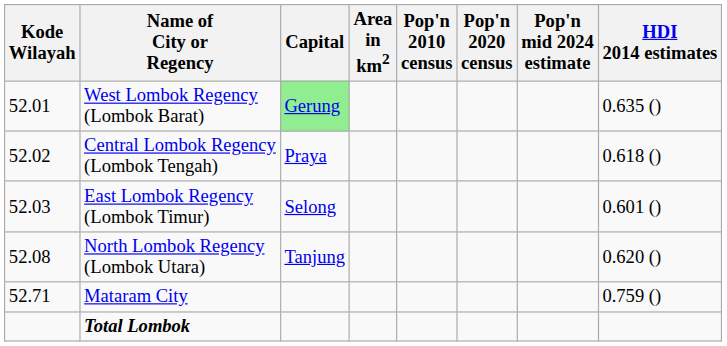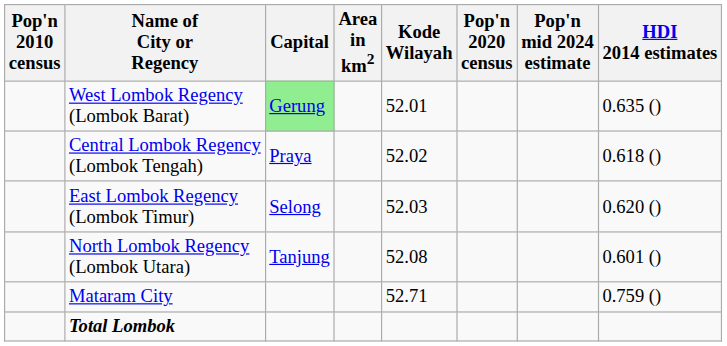columns swapped: (42, 42) <-> (427, 42)
(632, 206) 0.601 () -> (632, 206) 0.620 ()
(632, 256) 0.620 () -> (632, 256) 0.601 ()
